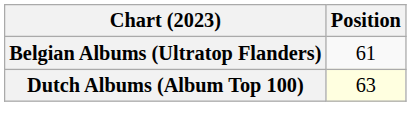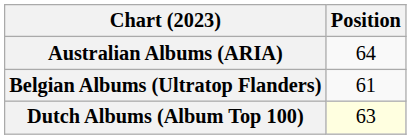+ row: (165, 52)
